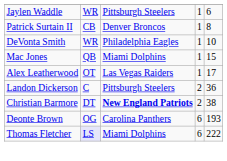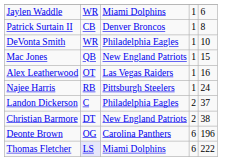(139, 12) Pittsburgh Steelers -> (134, 12) Miami Dolphins
(134, 57) Miami Dolphins -> (145, 57) New England Patriots
(211, 73) 17 -> (205, 73) 16
+ row: (31, 88)
(139, 88) Pittsburgh Steelers -> (141, 103) Philadelphia Eagles
(211, 88) 36 -> (205, 103) 37
(148, 103) bold -> (145, 118) normal
(214, 118) 193 -> (208, 133) 196
